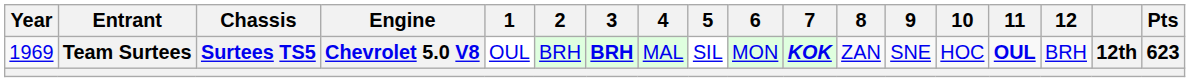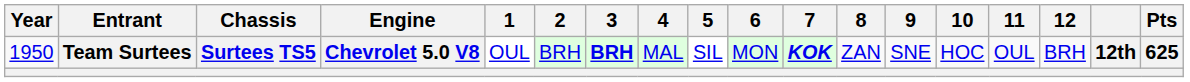(31, 52) 1969 -> (31, 52) 1950
(1015, 52) bold -> (1014, 52) normal
(1163, 52) 623 -> (1162, 52) 625
